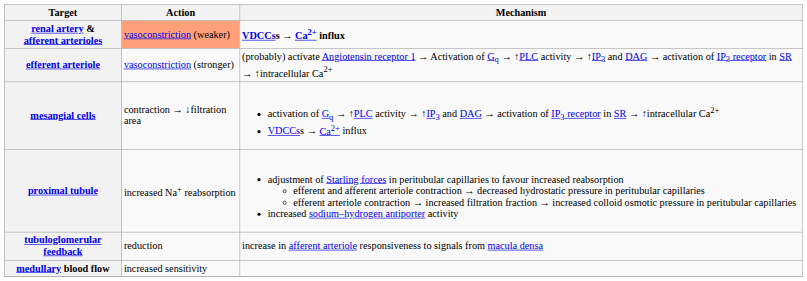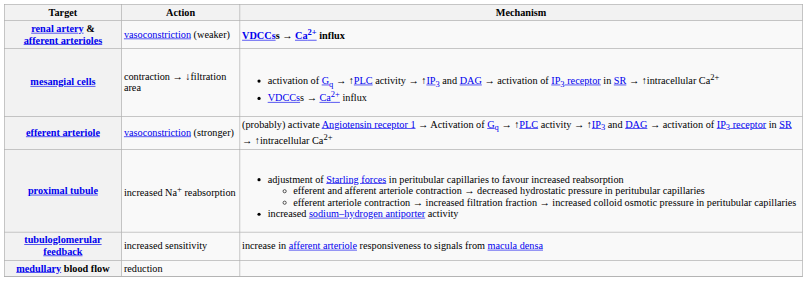(177, 34) lightsalmon background -> (177, 34) no background
rows swapped: (63, 65) <-> (63, 115)
(143, 246) reduction -> (166, 246) increased sensitivity
(166, 268) increased sensitivity -> (143, 268) reduction
